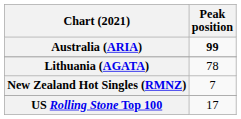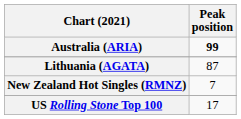(212, 66) 78 -> (212, 66) 87
